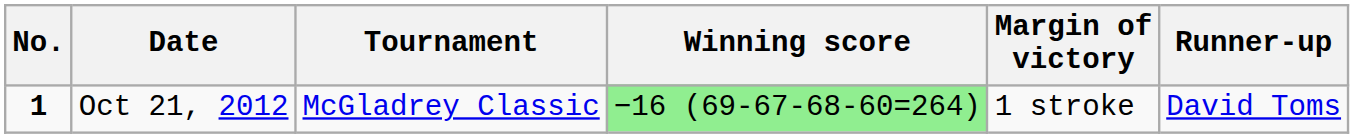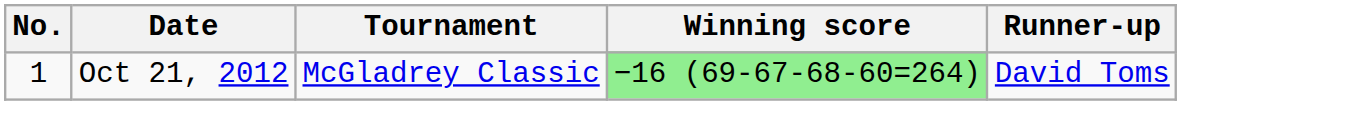- column: (1074, 46)
(38, 109) bold -> (38, 76) normal
